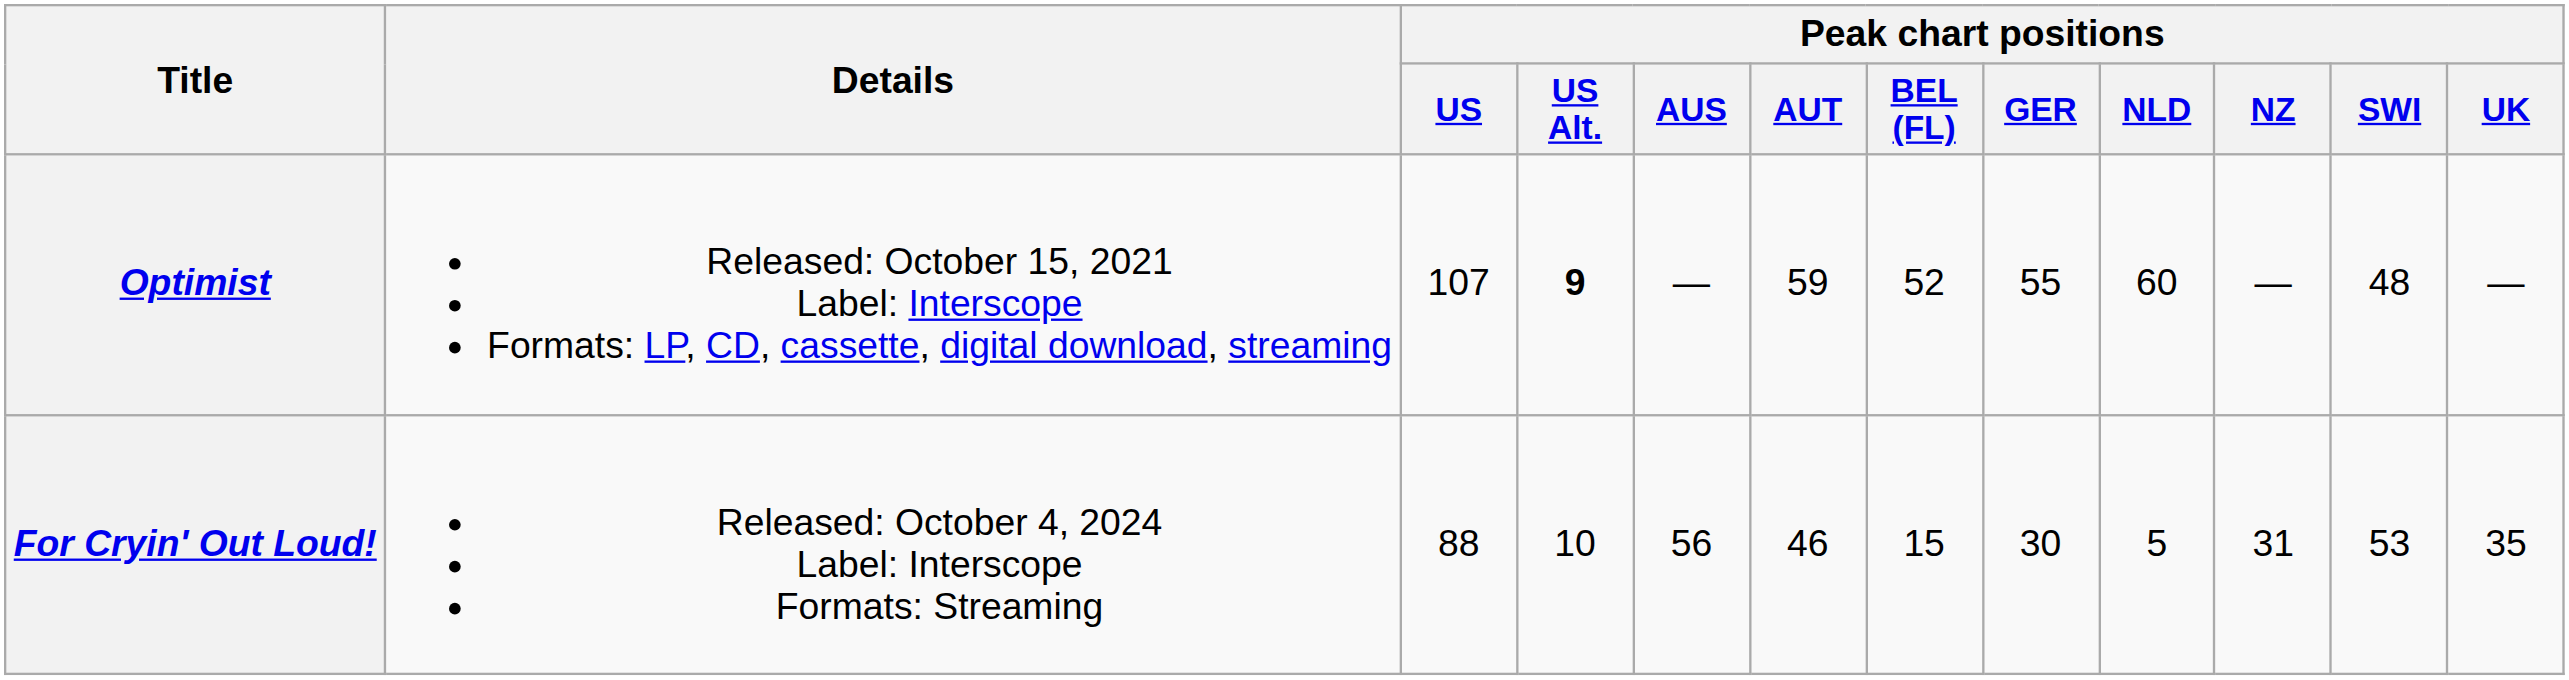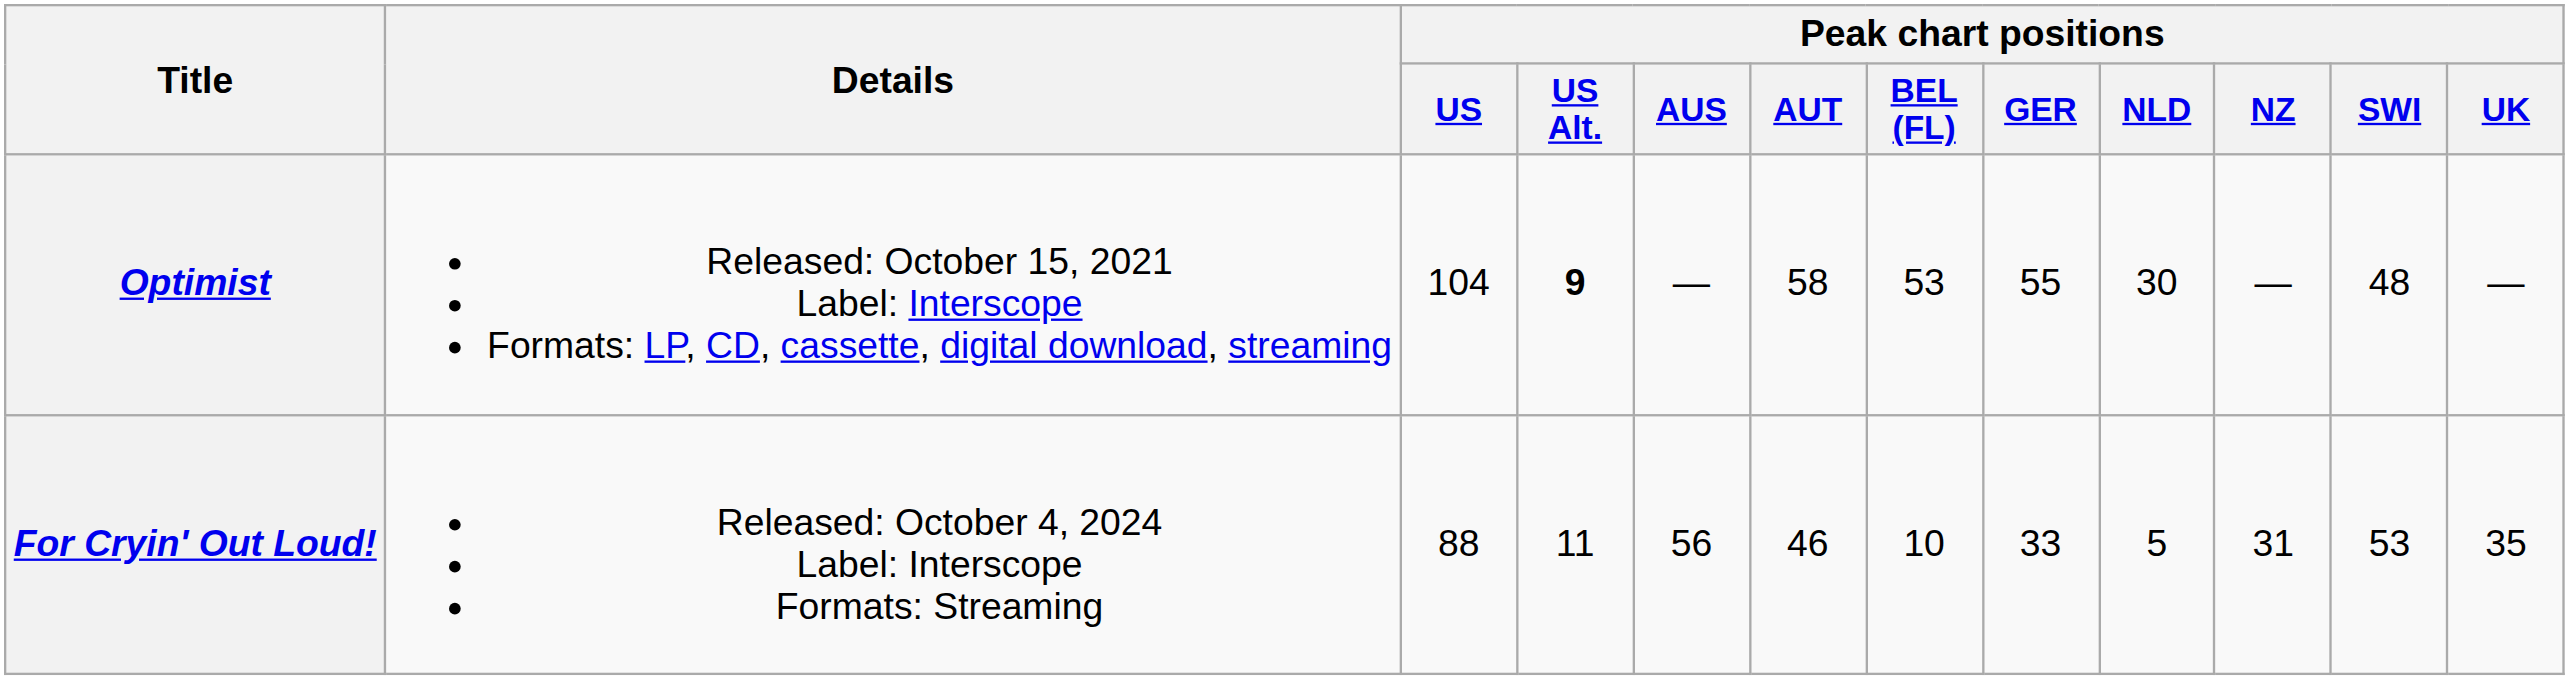(1459, 283) 107 -> (1459, 283) 104
(1808, 283) 59 -> (1808, 283) 58
(1924, 283) 52 -> (1924, 283) 53
(2157, 283) 60 -> (2157, 283) 30
(1575, 543) 10 -> (1575, 543) 11
(1924, 543) 15 -> (1924, 543) 10
(2040, 543) 30 -> (2040, 543) 33
